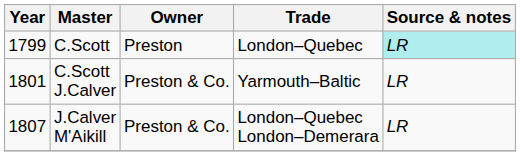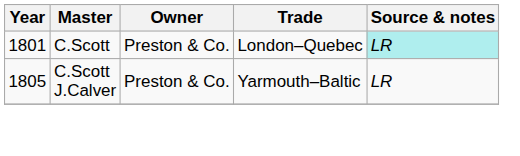(27, 44) 1799 -> (27, 44) 1801
(153, 44) Preston -> (177, 44) Preston & Co.
(27, 81) 1801 -> (27, 81) 1805
- row: (85, 127)
